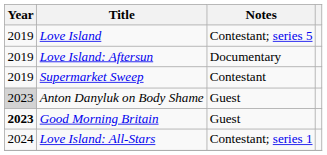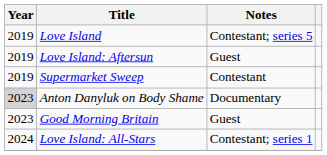(245, 56) Documentary -> (225, 56) Guest
(225, 98) Guest -> (245, 98) Documentary
(21, 118) bold -> (21, 118) normal
